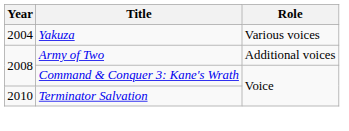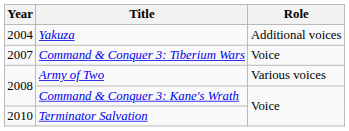(282, 34) Various voices -> (296, 34) Additional voices
+ row: (142, 55)
(290, 55) Additional voices -> (288, 75) Various voices
